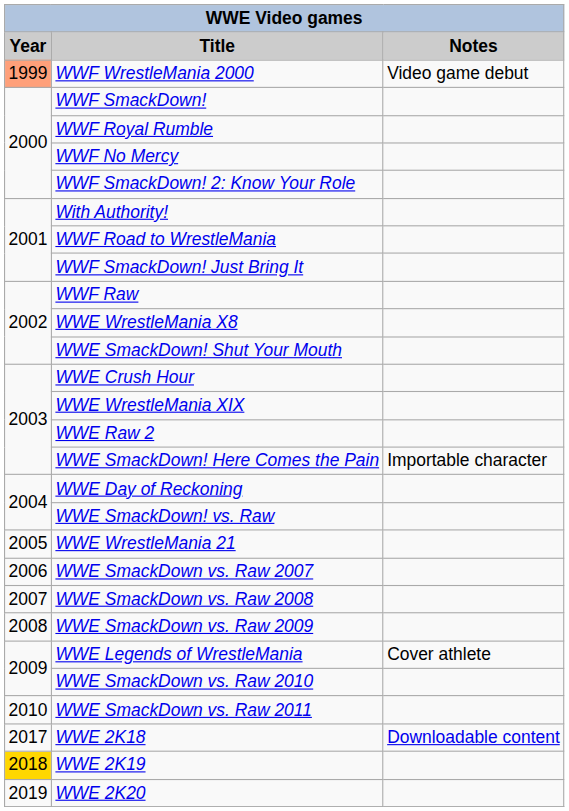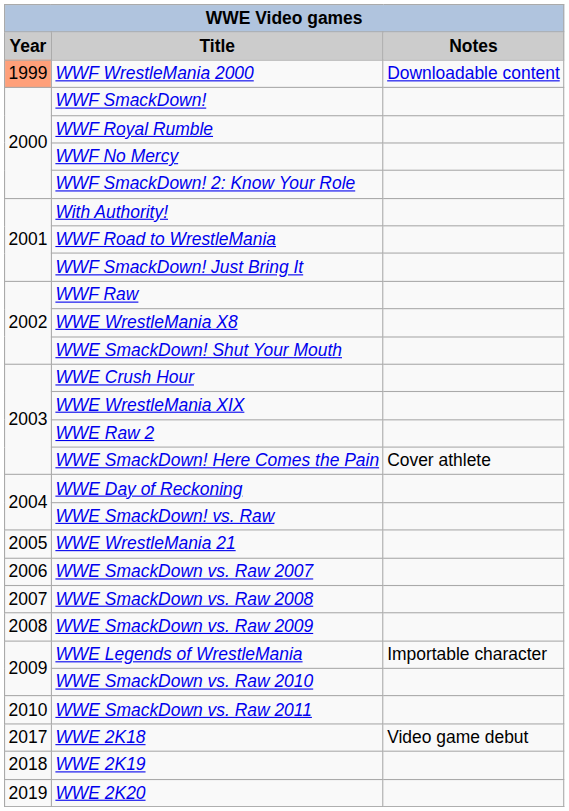(458, 73) Video game debut -> (473, 73) Downloadable content
(467, 460) Importable character -> (439, 460) Cover athlete
(439, 654) Cover athlete -> (467, 654) Importable character
(473, 737) Downloadable content -> (458, 737) Video game debut
(28, 765) gold background -> (28, 765) no background
